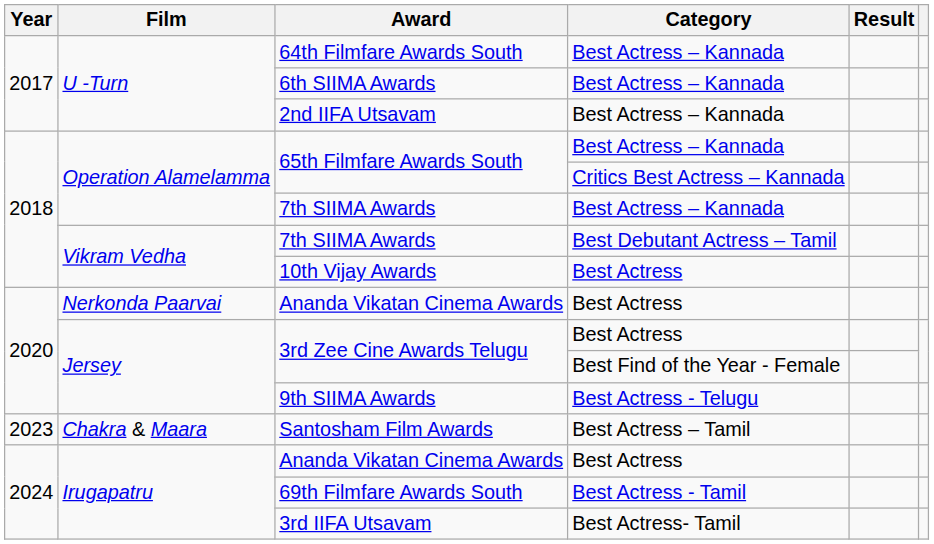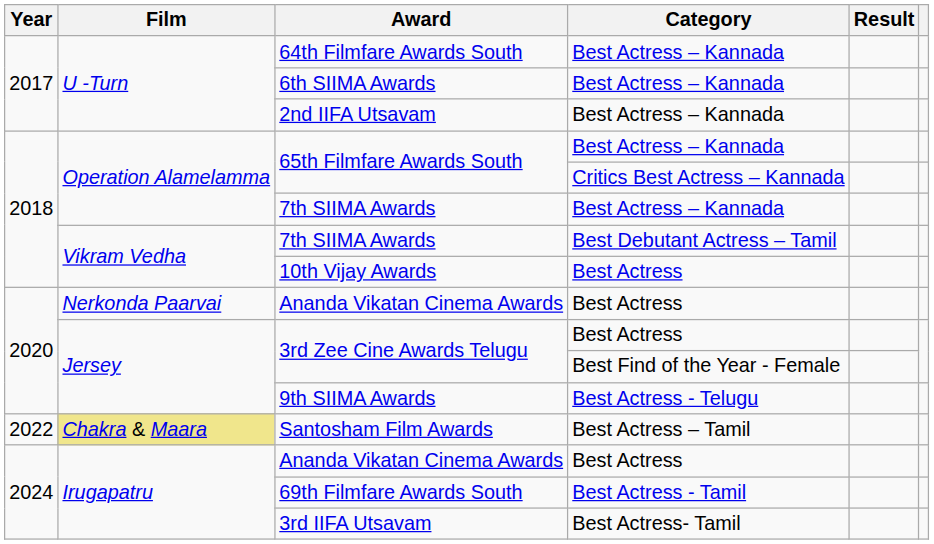(31, 429) 2023 -> (31, 429) 2022
(135, 429) no background -> (135, 429) khaki background
